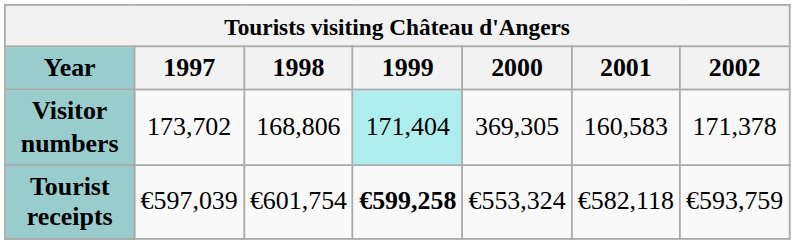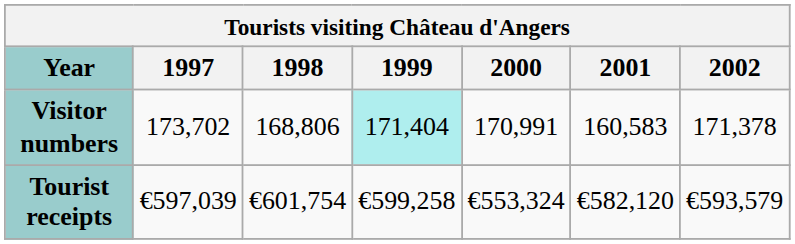(517, 127) 369,305 -> (516, 127) 170,991
(408, 201) bold -> (407, 201) normal
(626, 201) €582,118 -> (625, 201) €582,120
(735, 201) €593,759 -> (735, 201) €593,579
